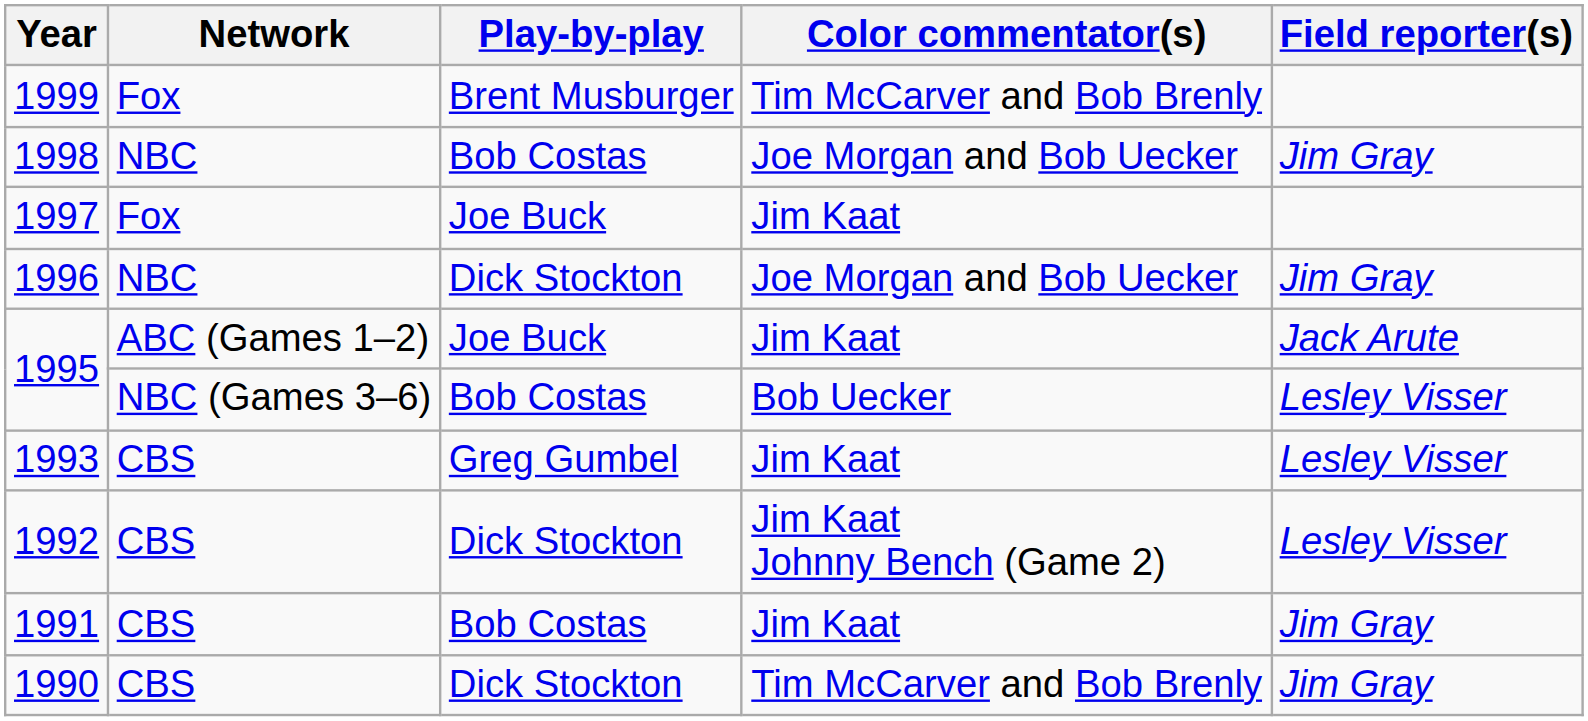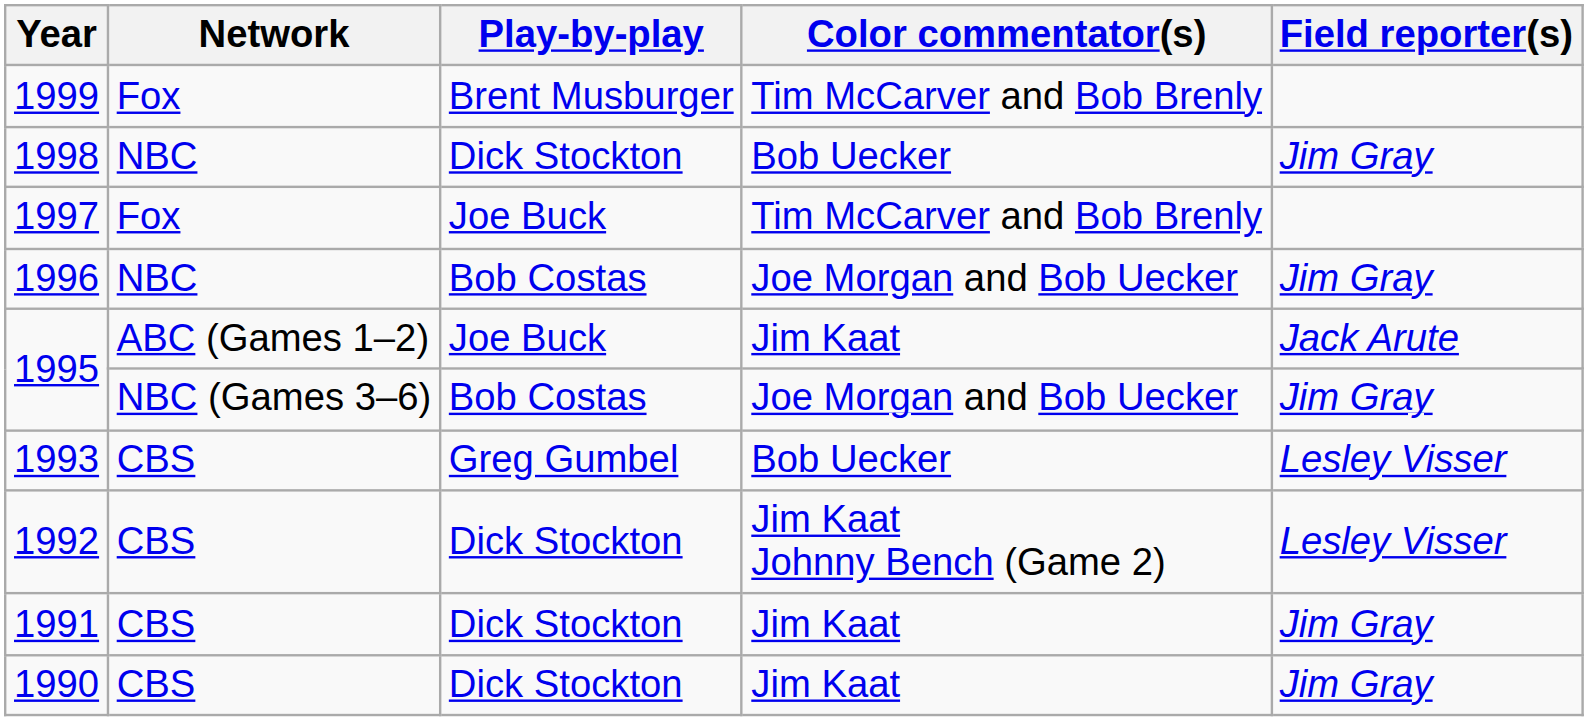(548, 156) Bob Costas -> (566, 156) Dick Stockton
(995, 156) Joe Morgan and Bob Uecker -> (851, 156) Bob Uecker
(826, 216) Jim Kaat -> (1007, 216) Tim McCarver and Bob Brenly
(566, 277) Dick Stockton -> (548, 277) Bob Costas
(851, 398) Bob Uecker -> (995, 398) Joe Morgan and Bob Uecker
(1393, 398) Lesley Visser -> (1356, 398) Jim Gray
(826, 459) Jim Kaat -> (851, 459) Bob Uecker
(548, 623) Bob Costas -> (566, 623) Dick Stockton
(1007, 684) Tim McCarver and Bob Brenly -> (826, 684) Jim Kaat
